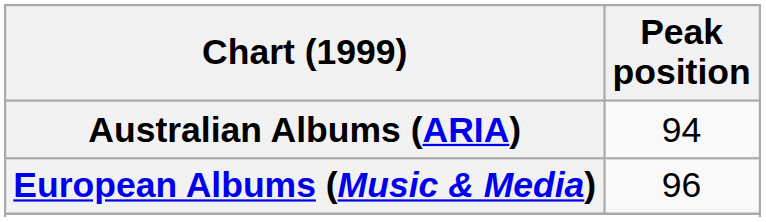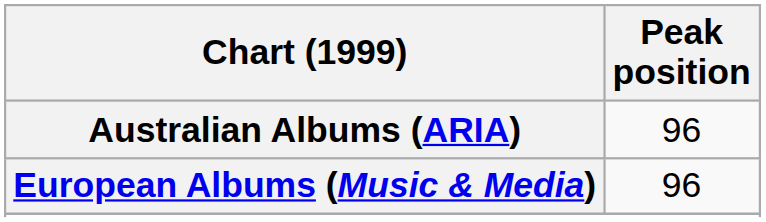(682, 128) 94 -> (682, 128) 96
